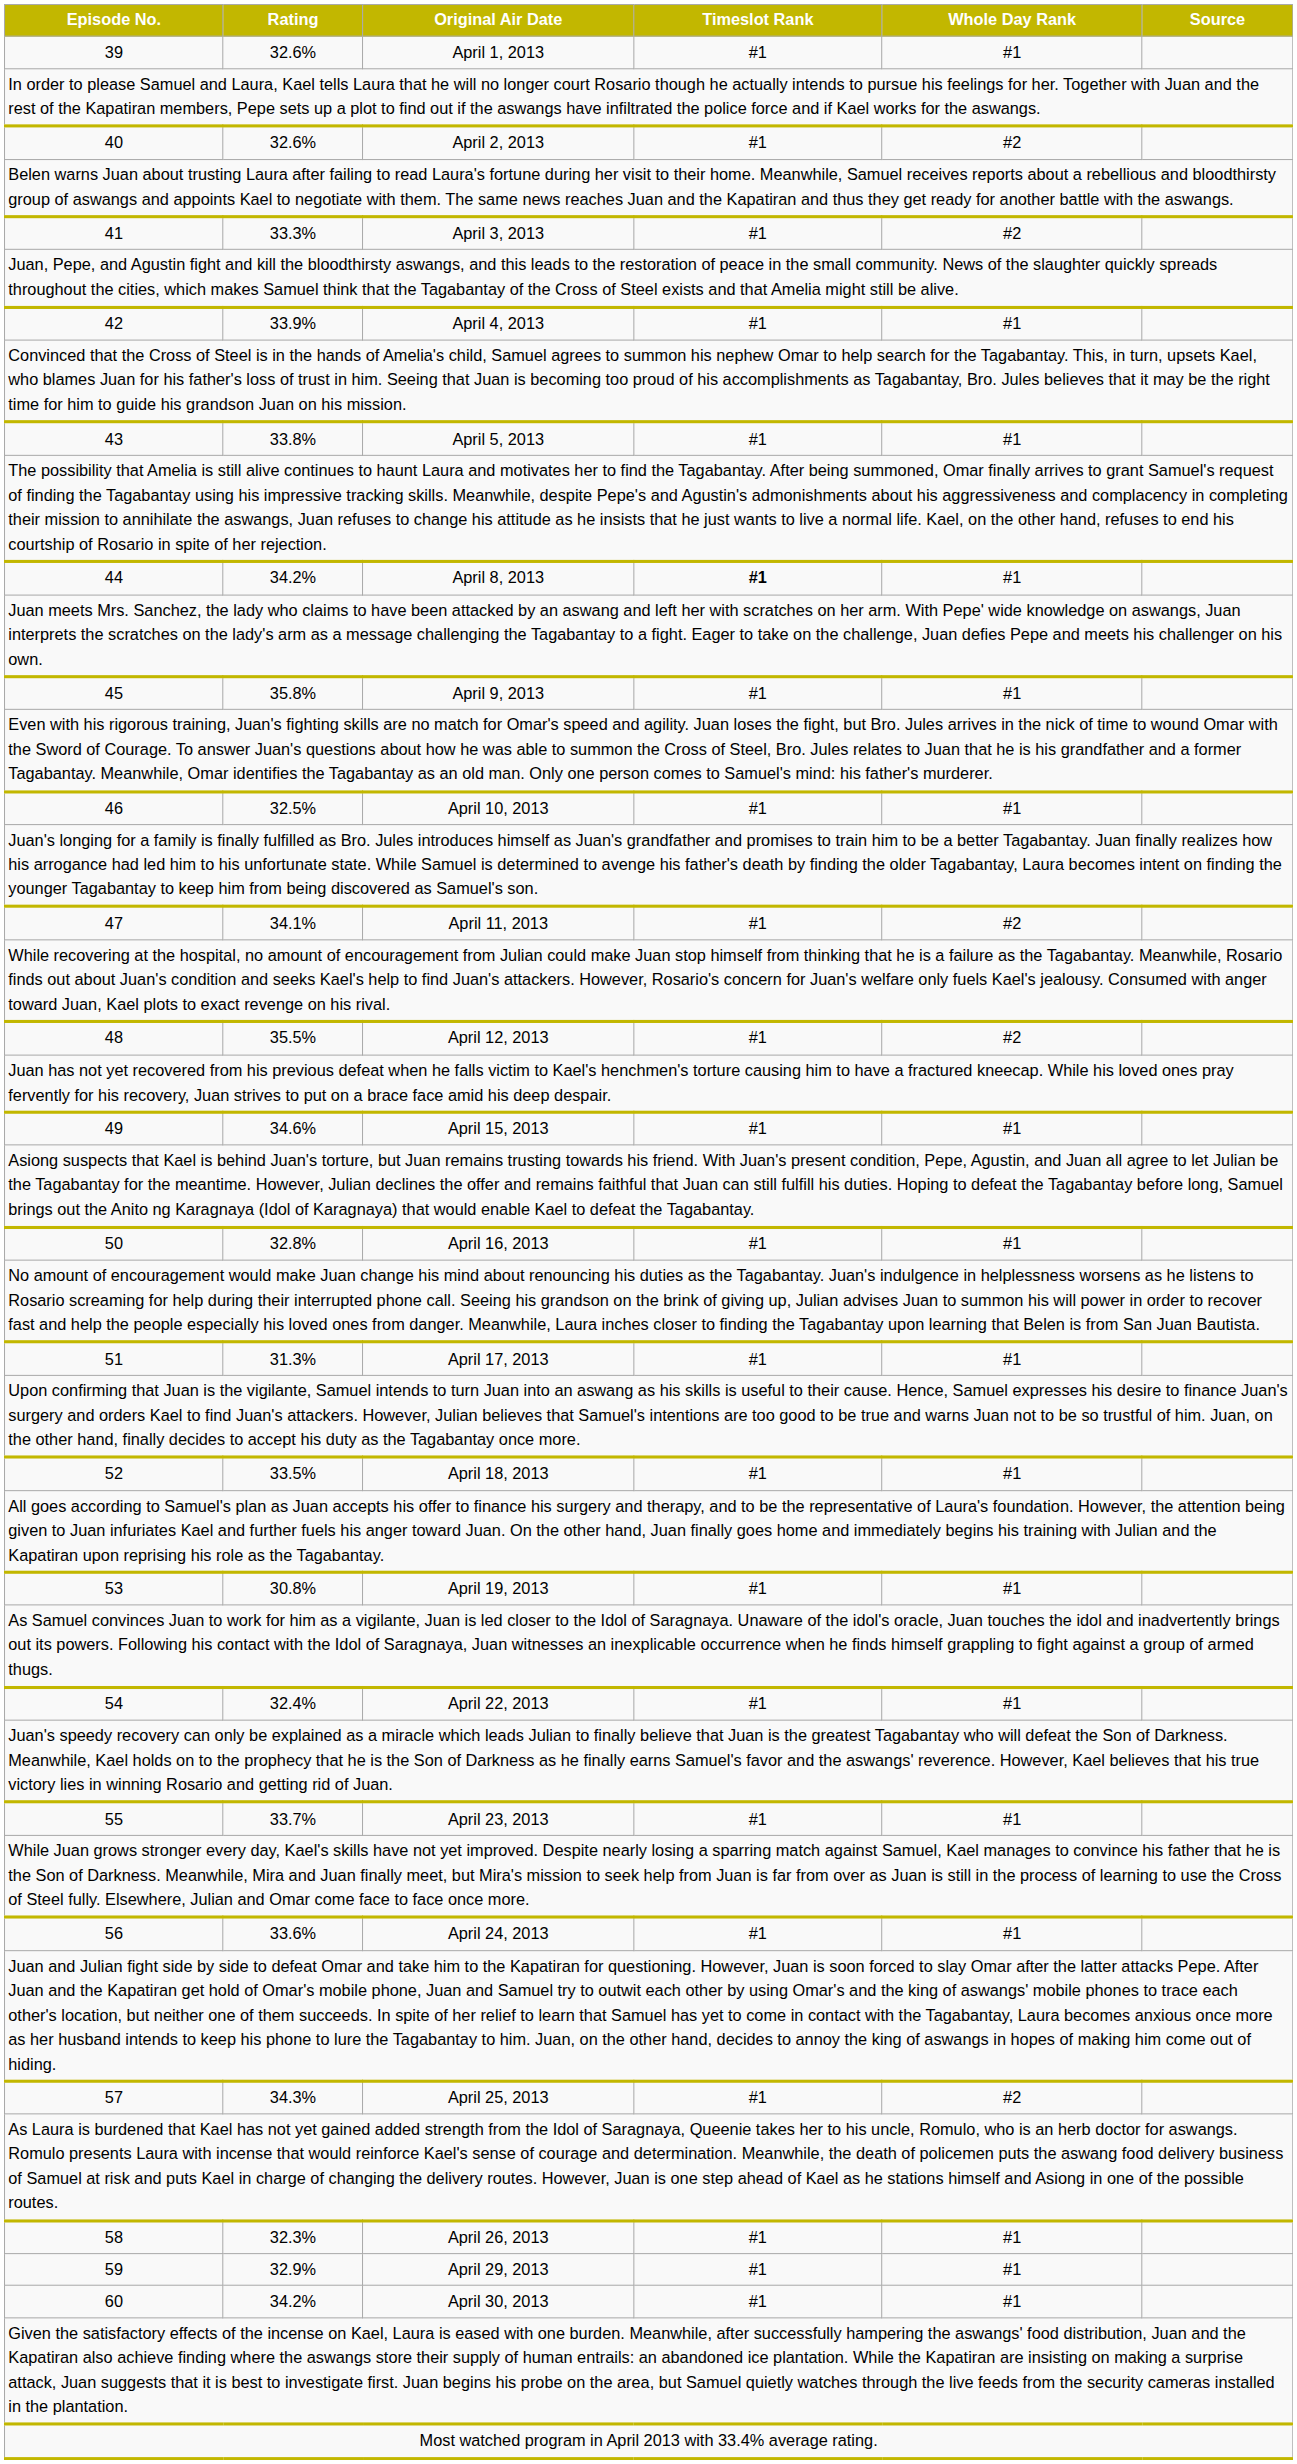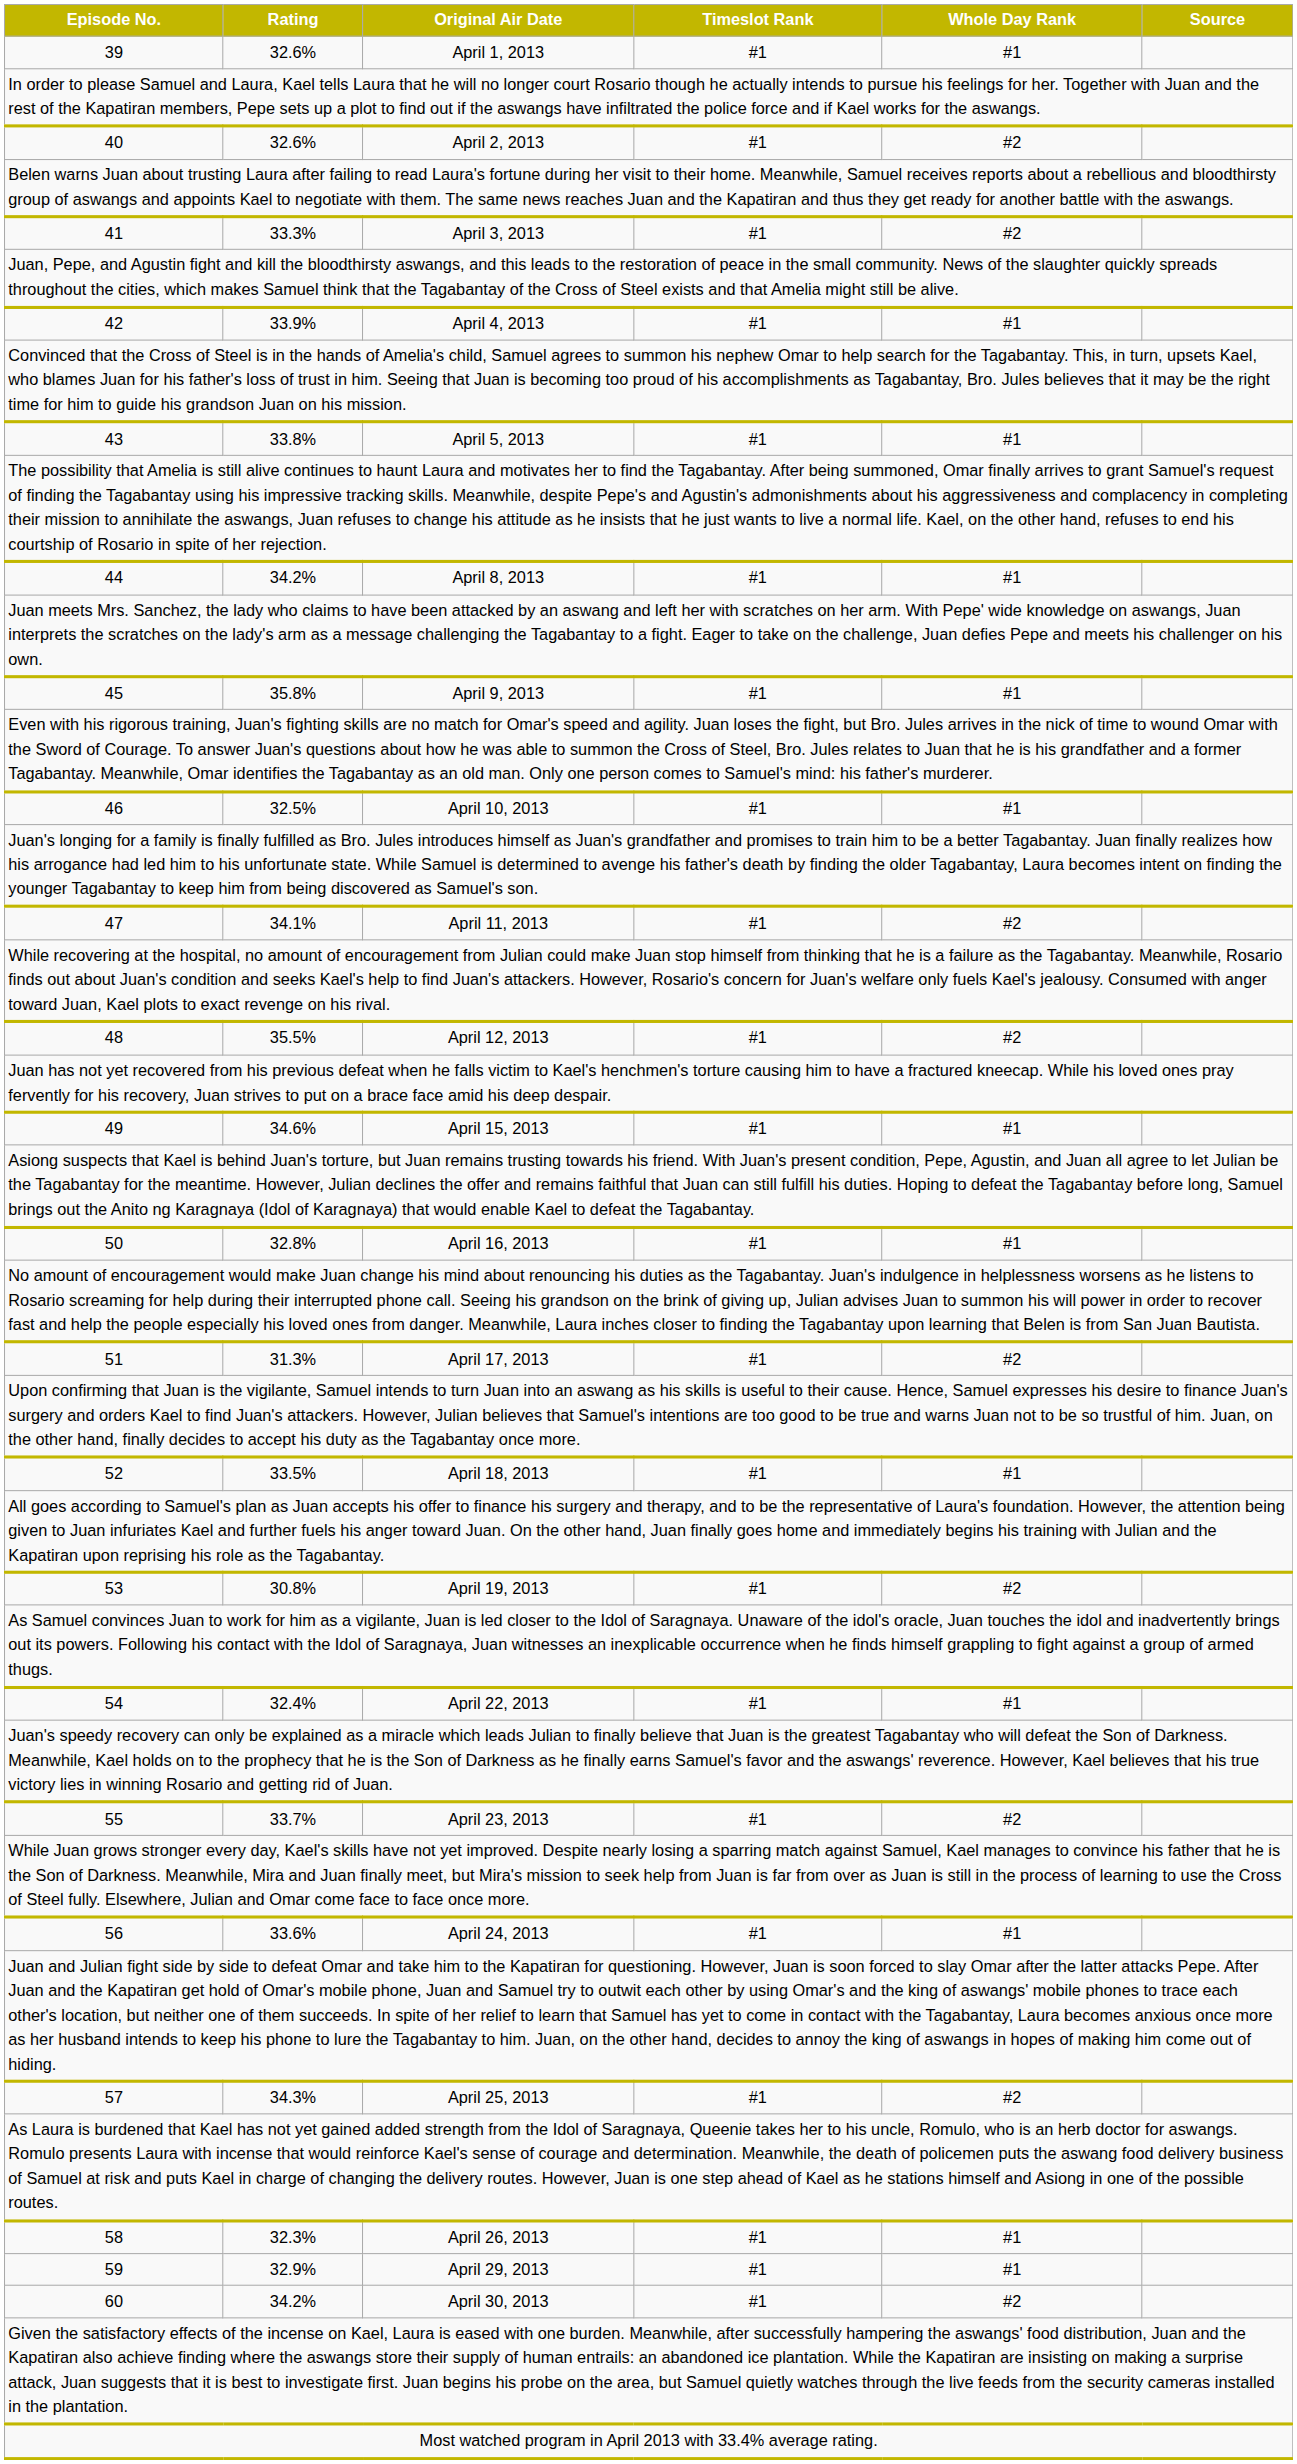(758, 578) bold -> (758, 578) normal
(1012, 1359) #1 -> (1012, 1359) #2
(1012, 1589) #1 -> (1012, 1589) #2
(1012, 1819) #1 -> (1012, 1819) #2
(1012, 2301) #1 -> (1012, 2301) #2
